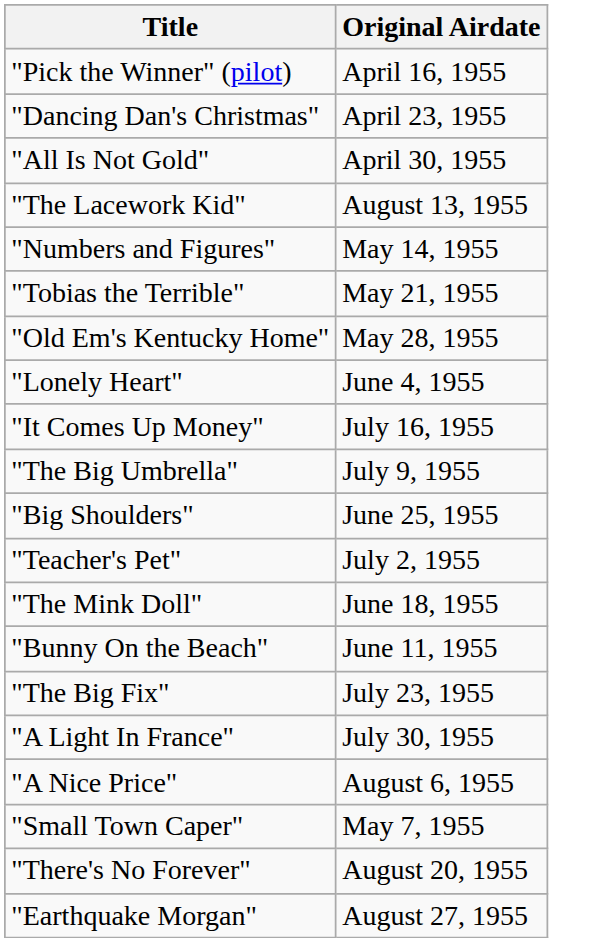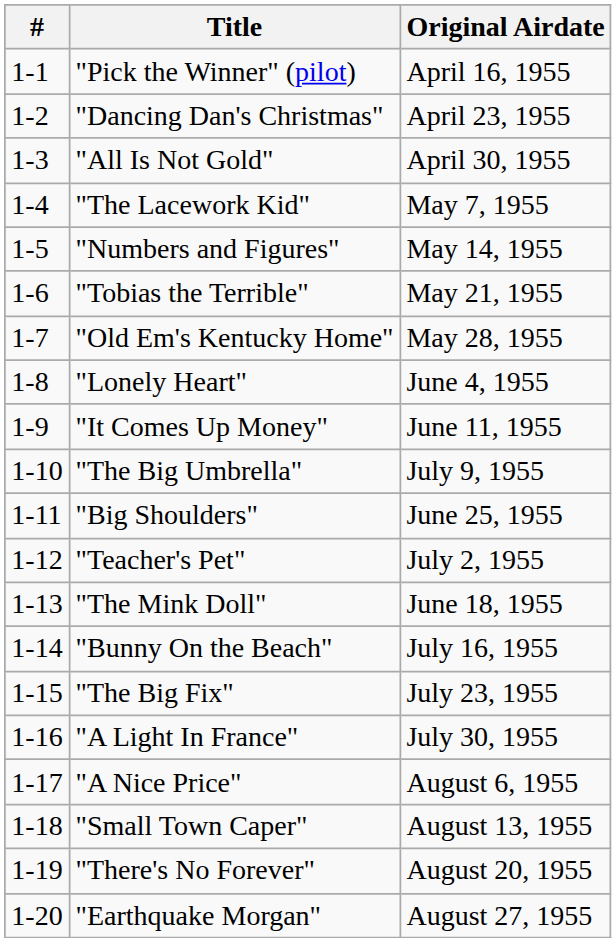+ column: (37, 26)
(435, 204) August 13, 1955 -> (478, 204) May 7, 1955
(418, 426) July 16, 1955 -> (484, 426) June 11, 1955
(420, 648) June 11, 1955 -> (482, 648) July 16, 1955
(413, 826) May 7, 1955 -> (499, 826) August 13, 1955
